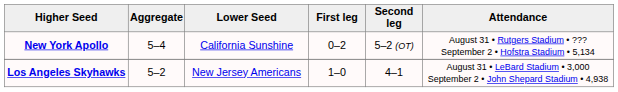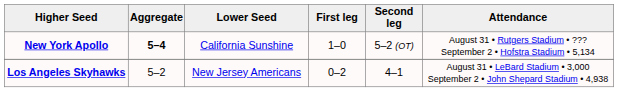(156, 45) normal -> (156, 45) bold
(337, 45) 0–2 -> (337, 45) 1–0
(337, 73) 1–0 -> (337, 73) 0–2
